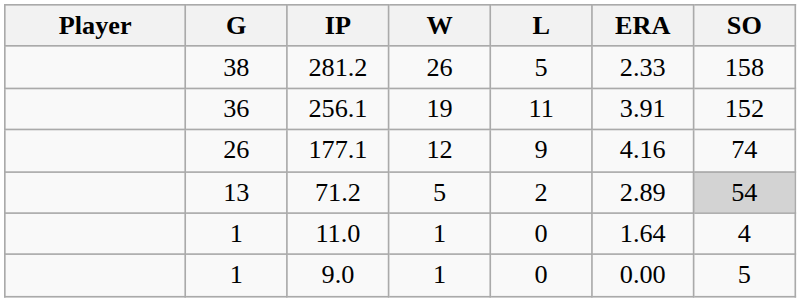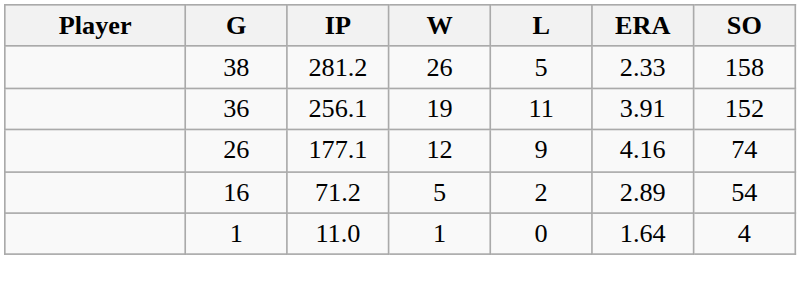(236, 191) 13 -> (236, 191) 16
(744, 191) lightgrey background -> (744, 191) no background
- row: (338, 274)
